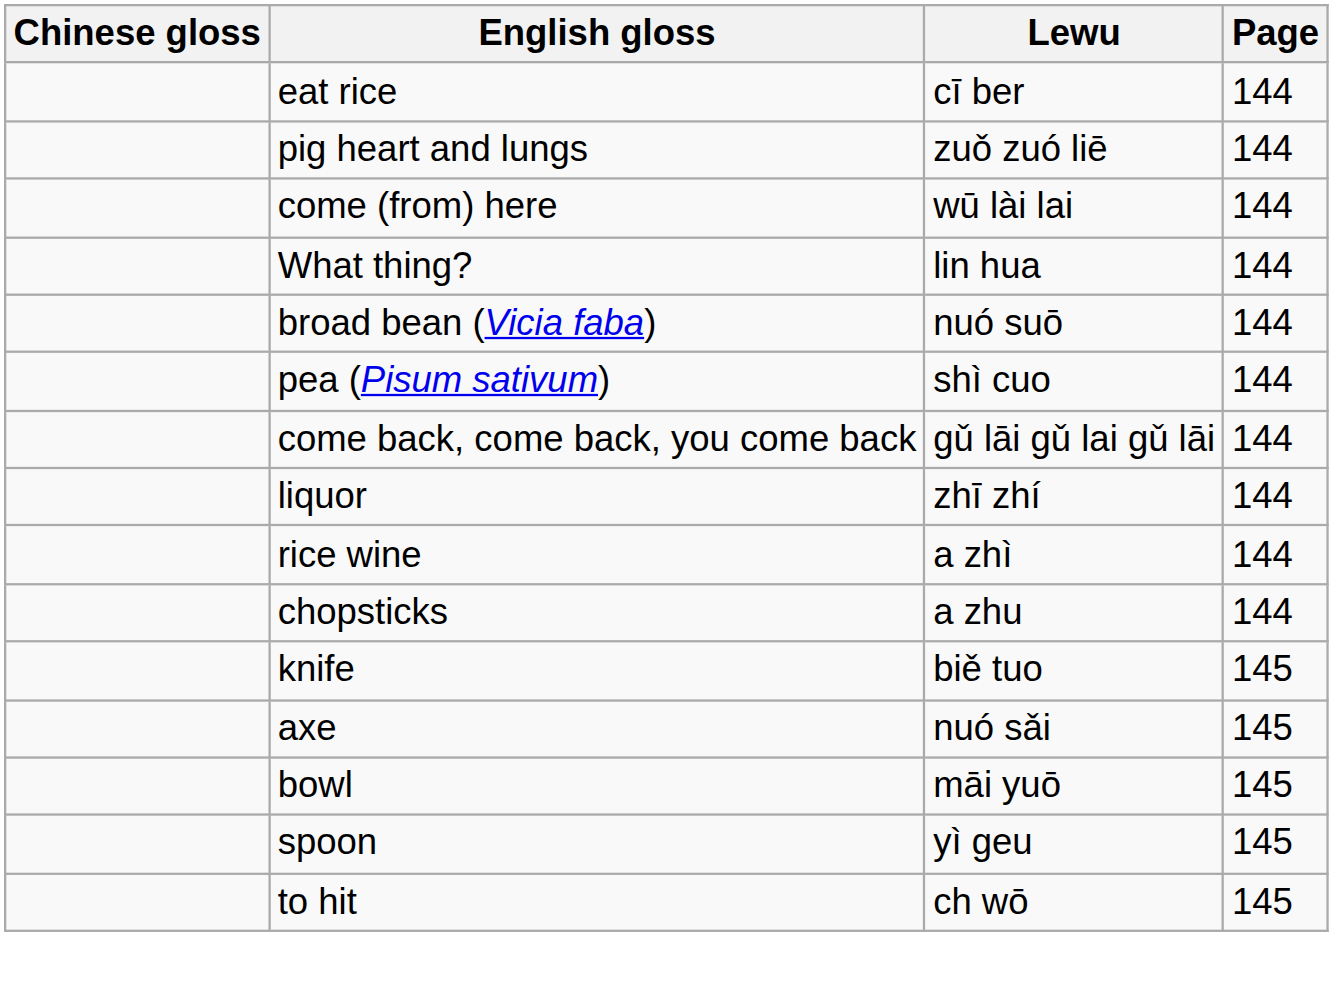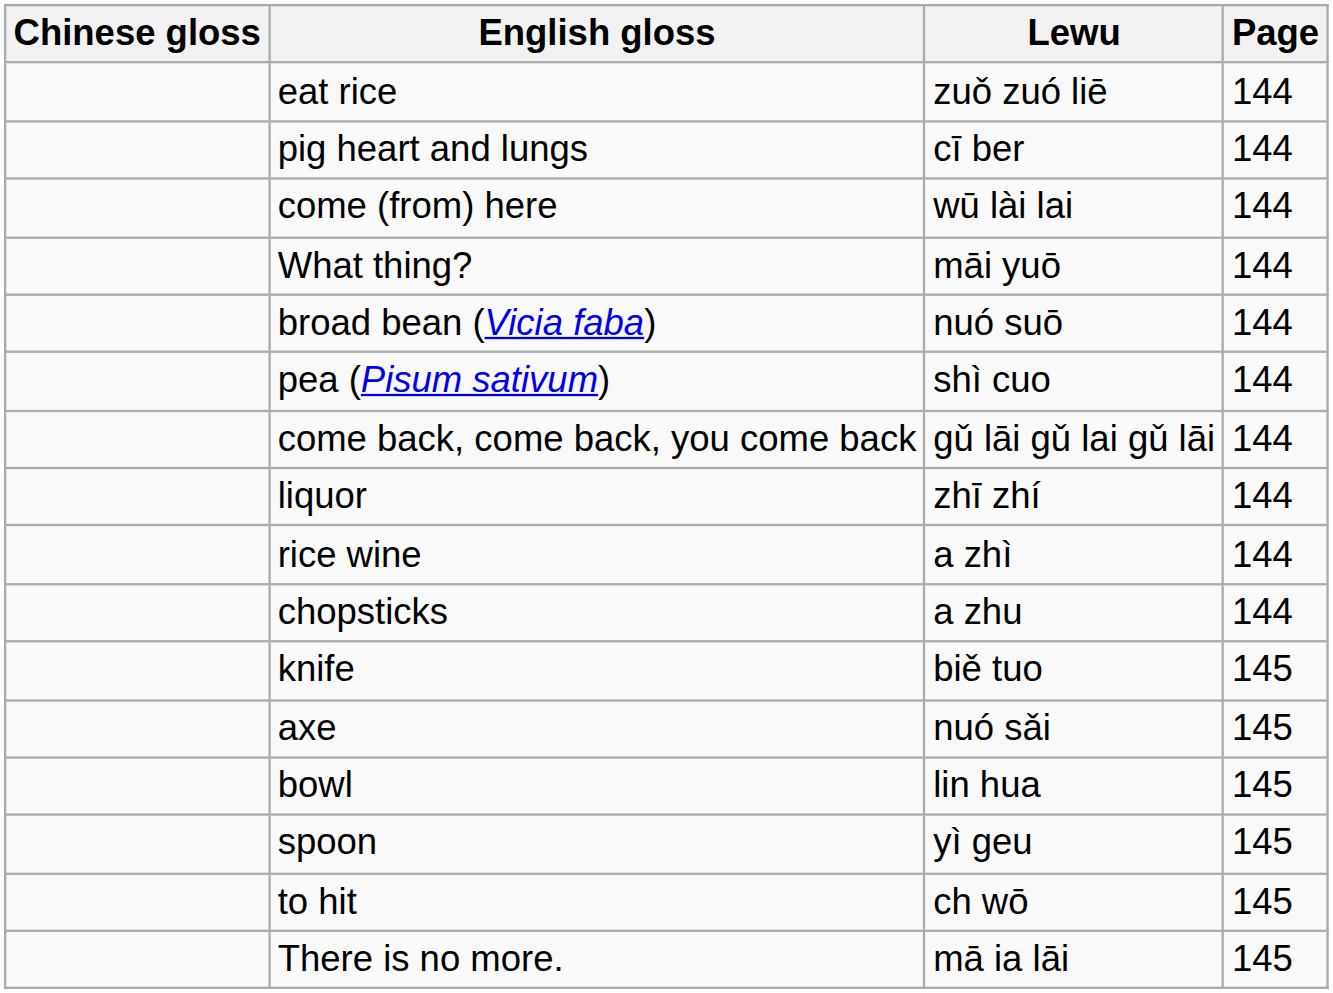(979, 91) cī ber -> (1020, 91) zuǒ zuó liē
(1020, 149) zuǒ zuó liē -> (979, 149) cī ber
(987, 264) lin hua -> (997, 264) māi yuō
(997, 785) māi yuō -> (987, 785) lin hua
+ row: (421, 959)
